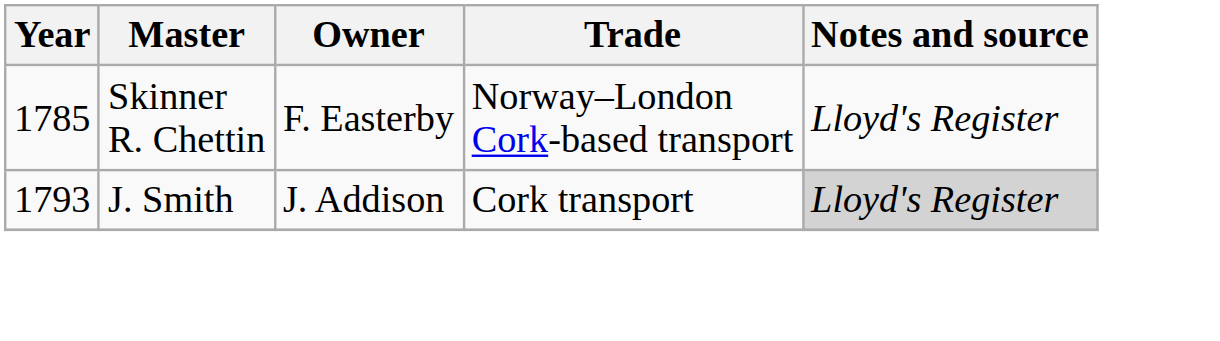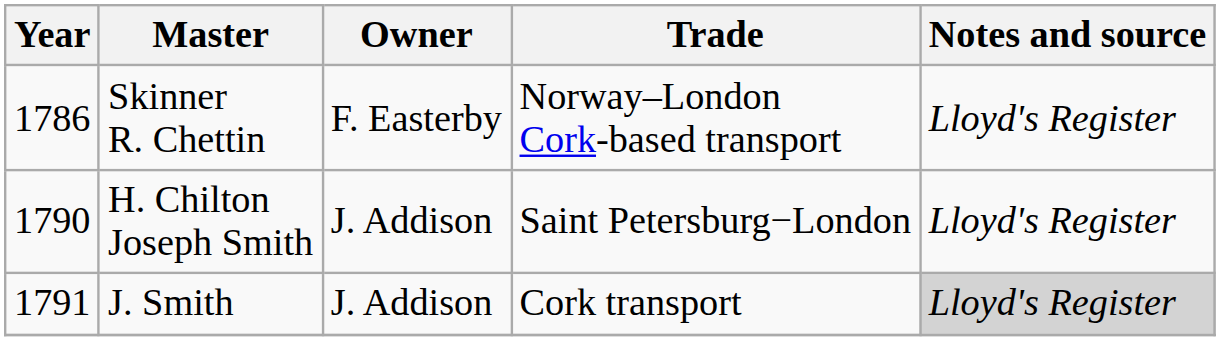(52, 116) 1785 -> (52, 116) 1786
+ row: (211, 220)
(52, 199) 1793 -> (52, 302) 1791
